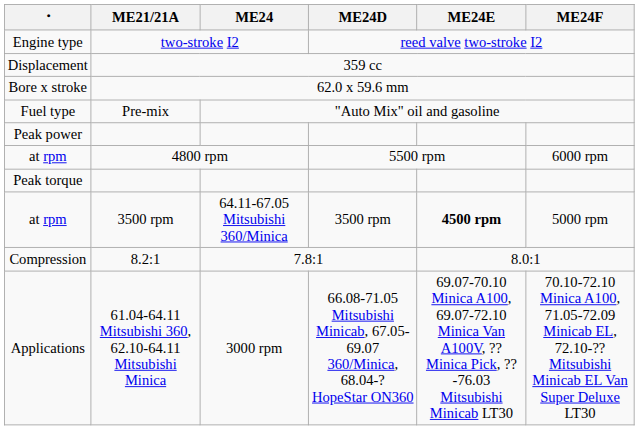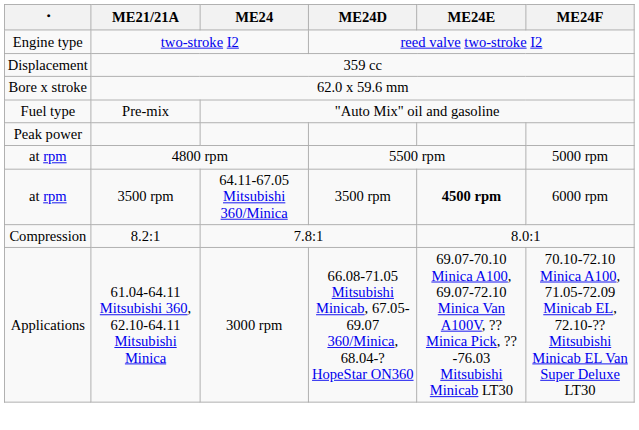(580, 157) 6000 rpm -> (580, 157) 5000 rpm
- row: (48, 180)
(580, 219) 5000 rpm -> (580, 196) 6000 rpm
